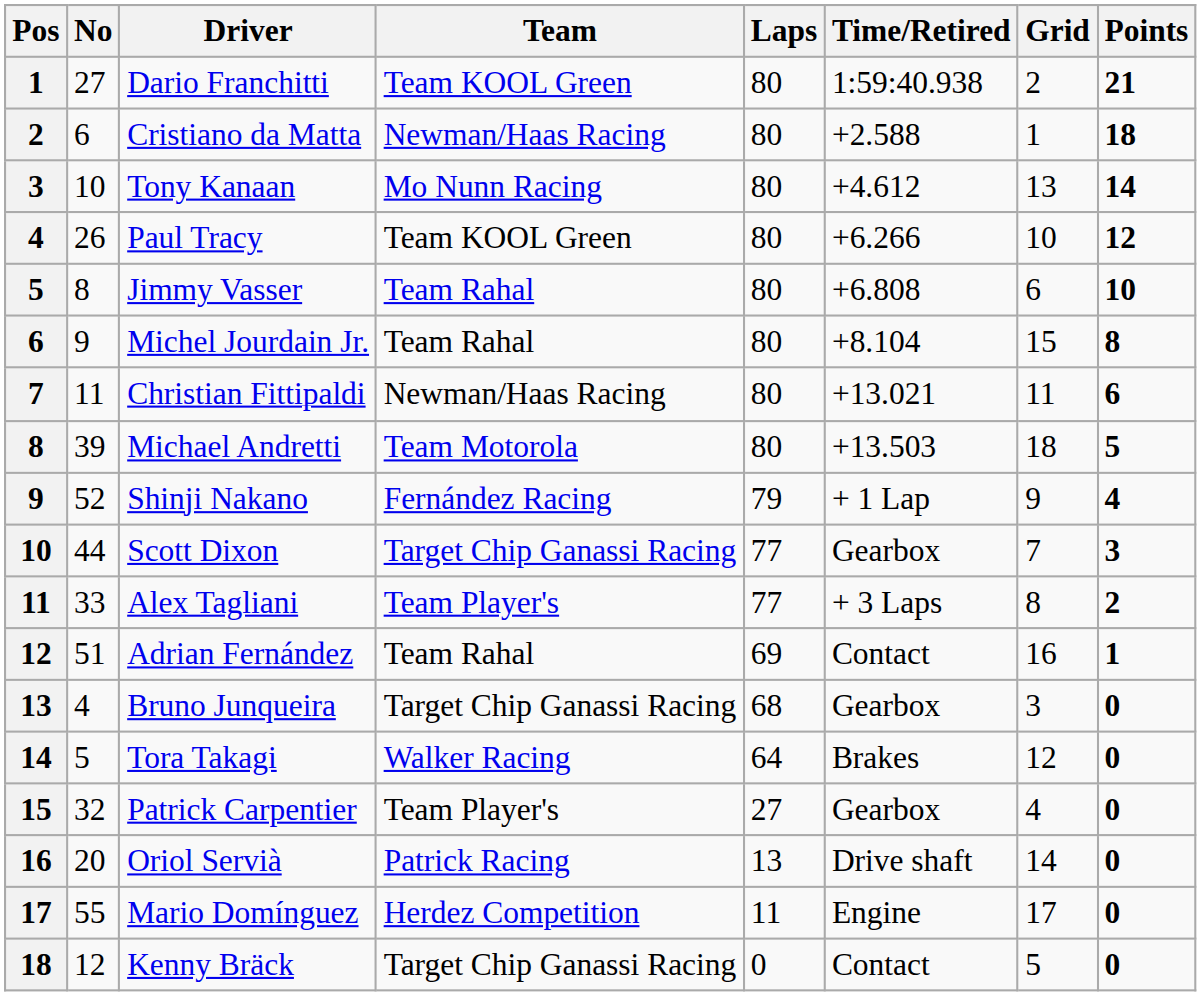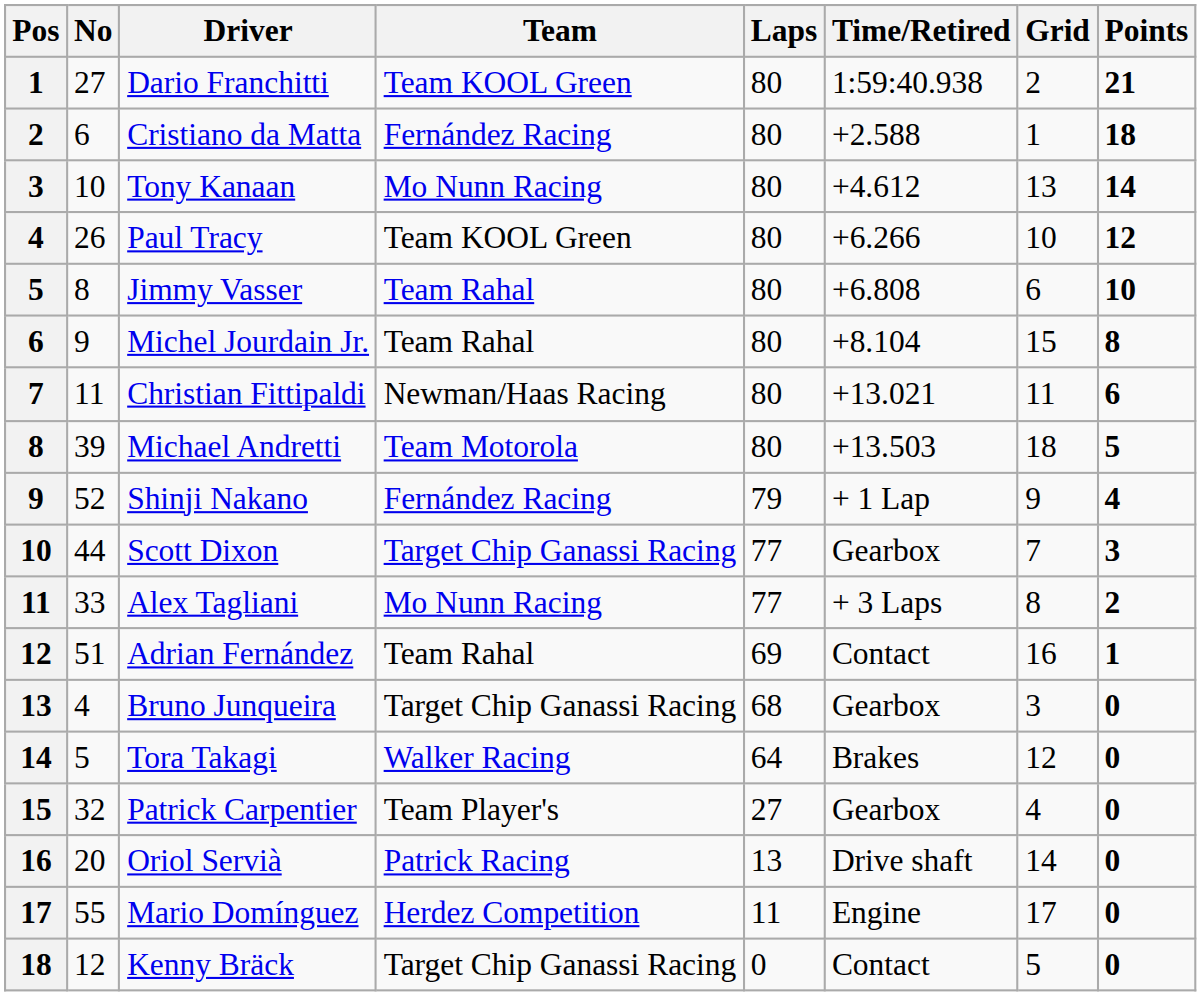(525, 134) Newman/Haas Racing -> (498, 134) Fernández Racing
(471, 601) Team Player's -> (493, 601) Mo Nunn Racing
